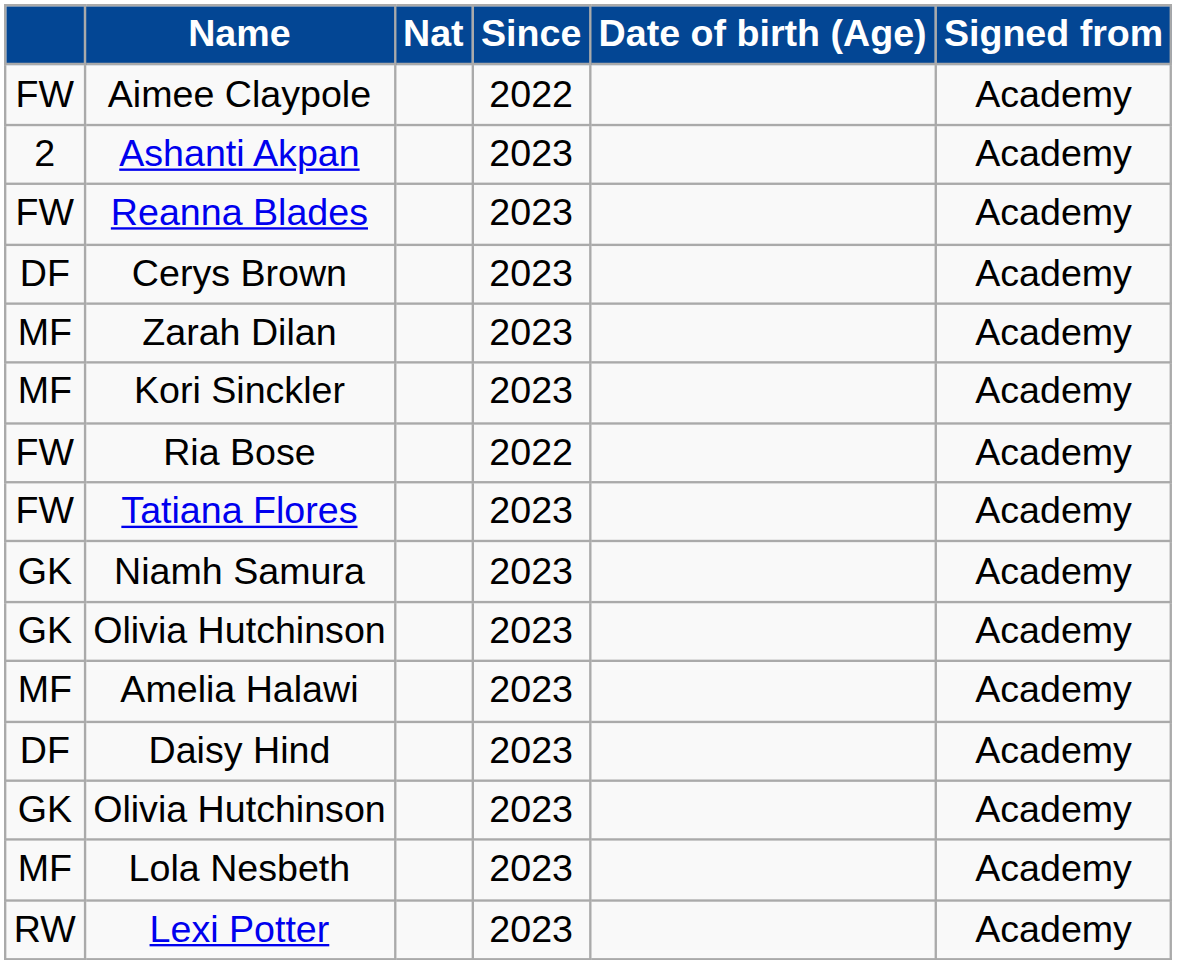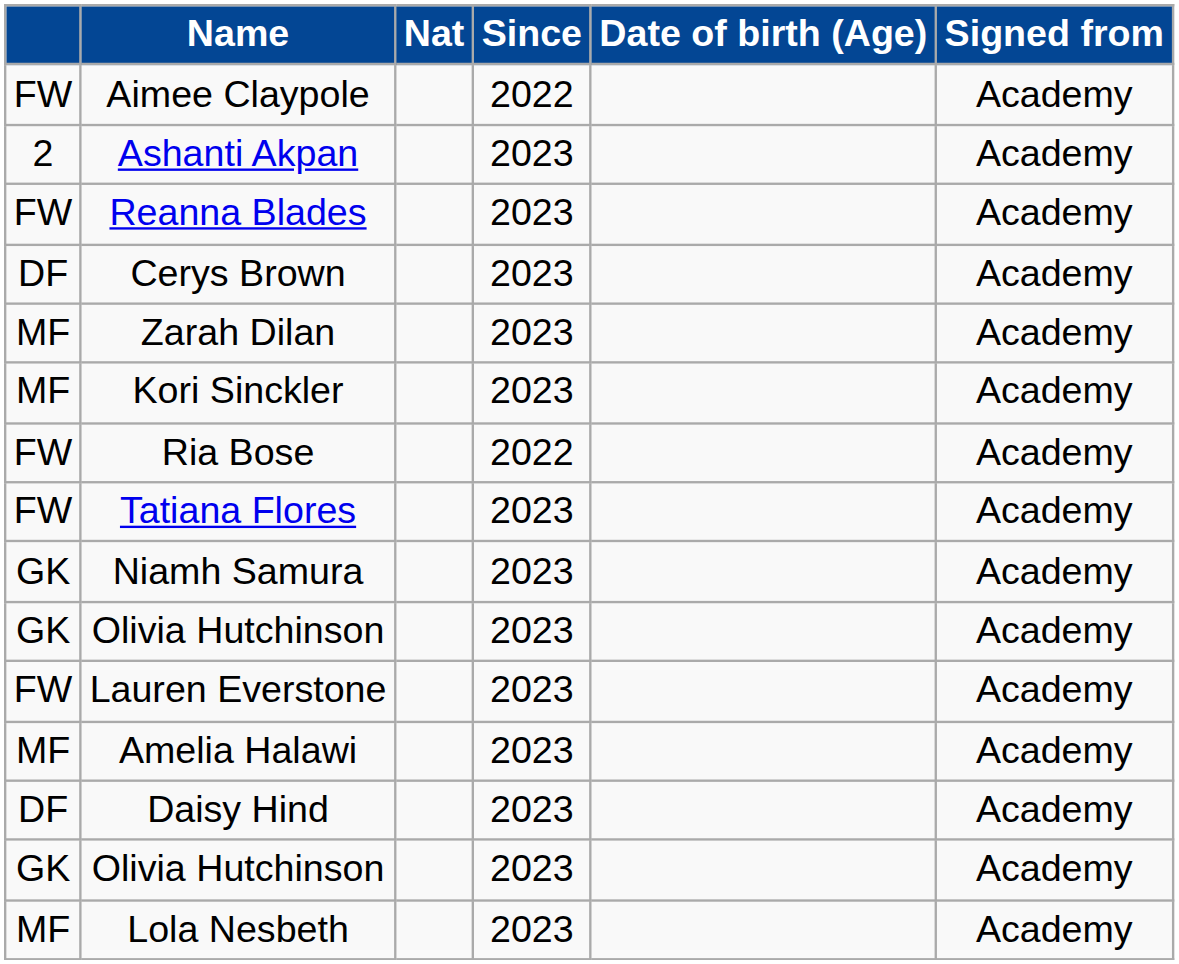+ row: (43, 690)
- row: (45, 928)
